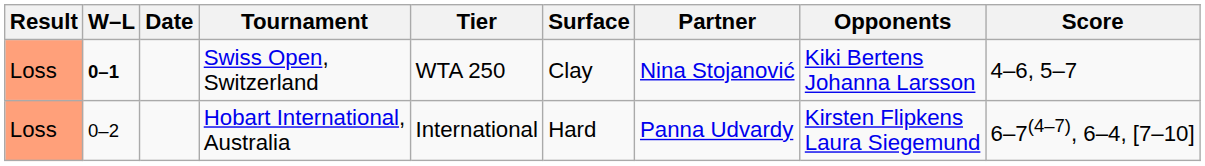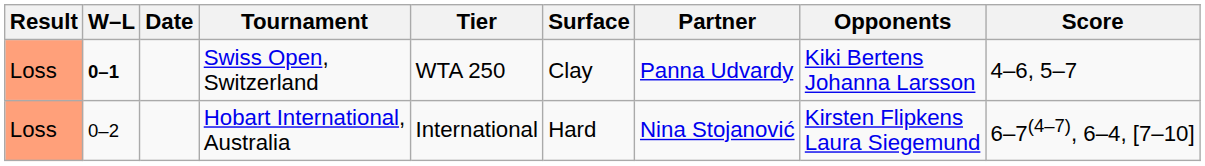(717, 69) Nina Stojanović -> (717, 69) Panna Udvardy
(717, 130) Panna Udvardy -> (717, 130) Nina Stojanović
